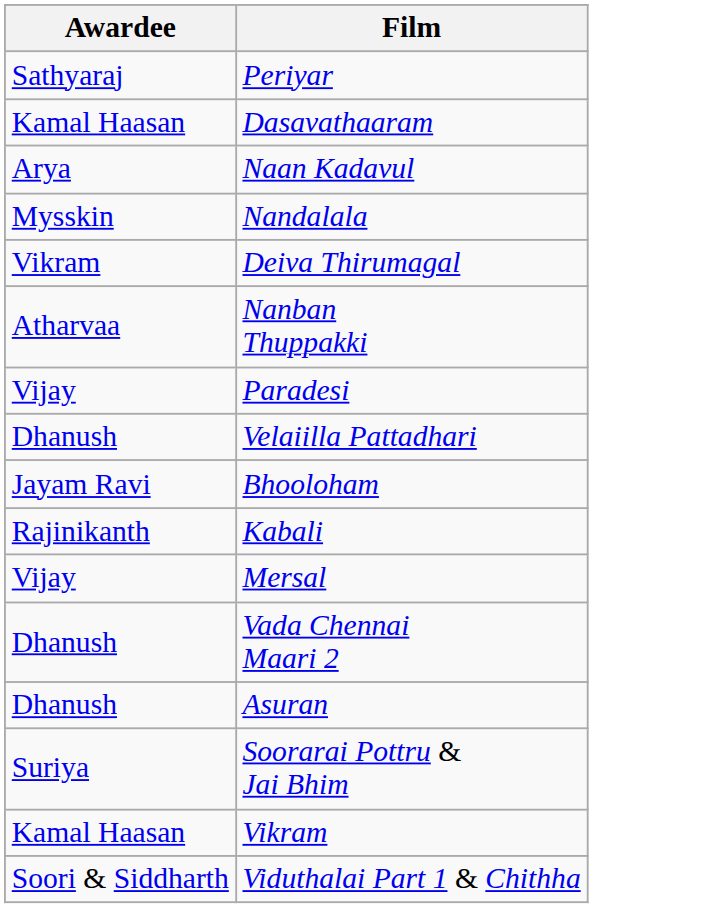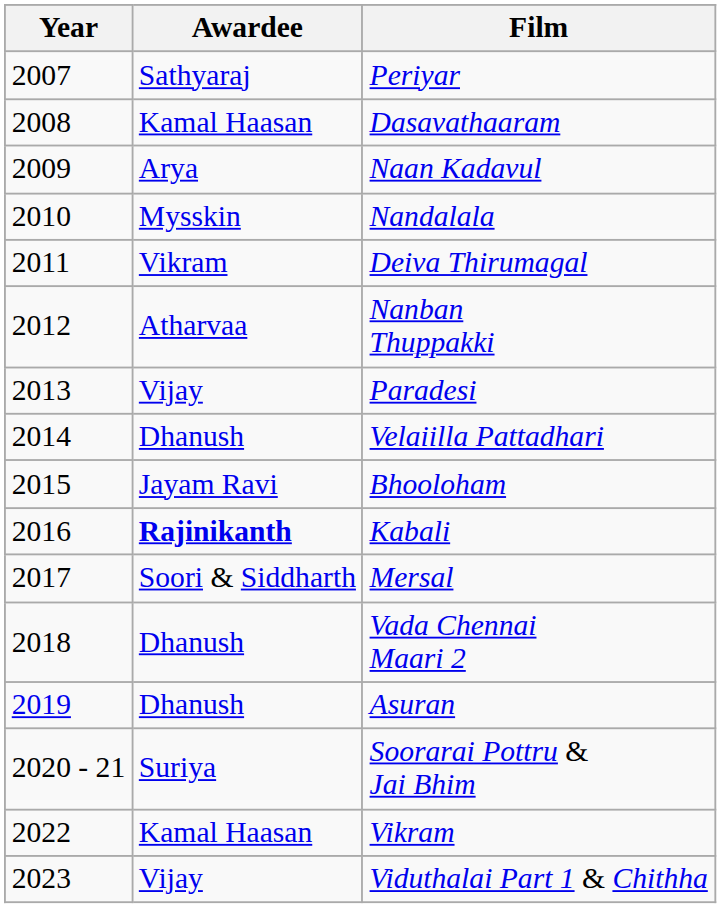+ column: (68, 27)
(81, 530) normal -> (215, 530) bold
(44, 577) Vijay -> (247, 577) Soori & Siddharth
(120, 878) Soori & Siddharth -> (171, 878) Vijay
